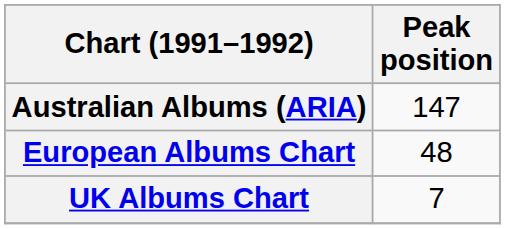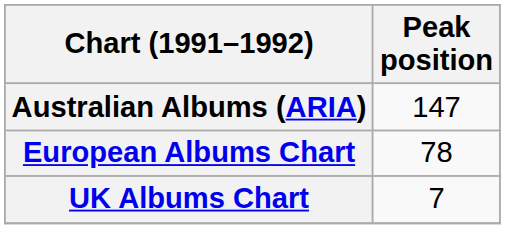(437, 152) 48 -> (437, 152) 78
